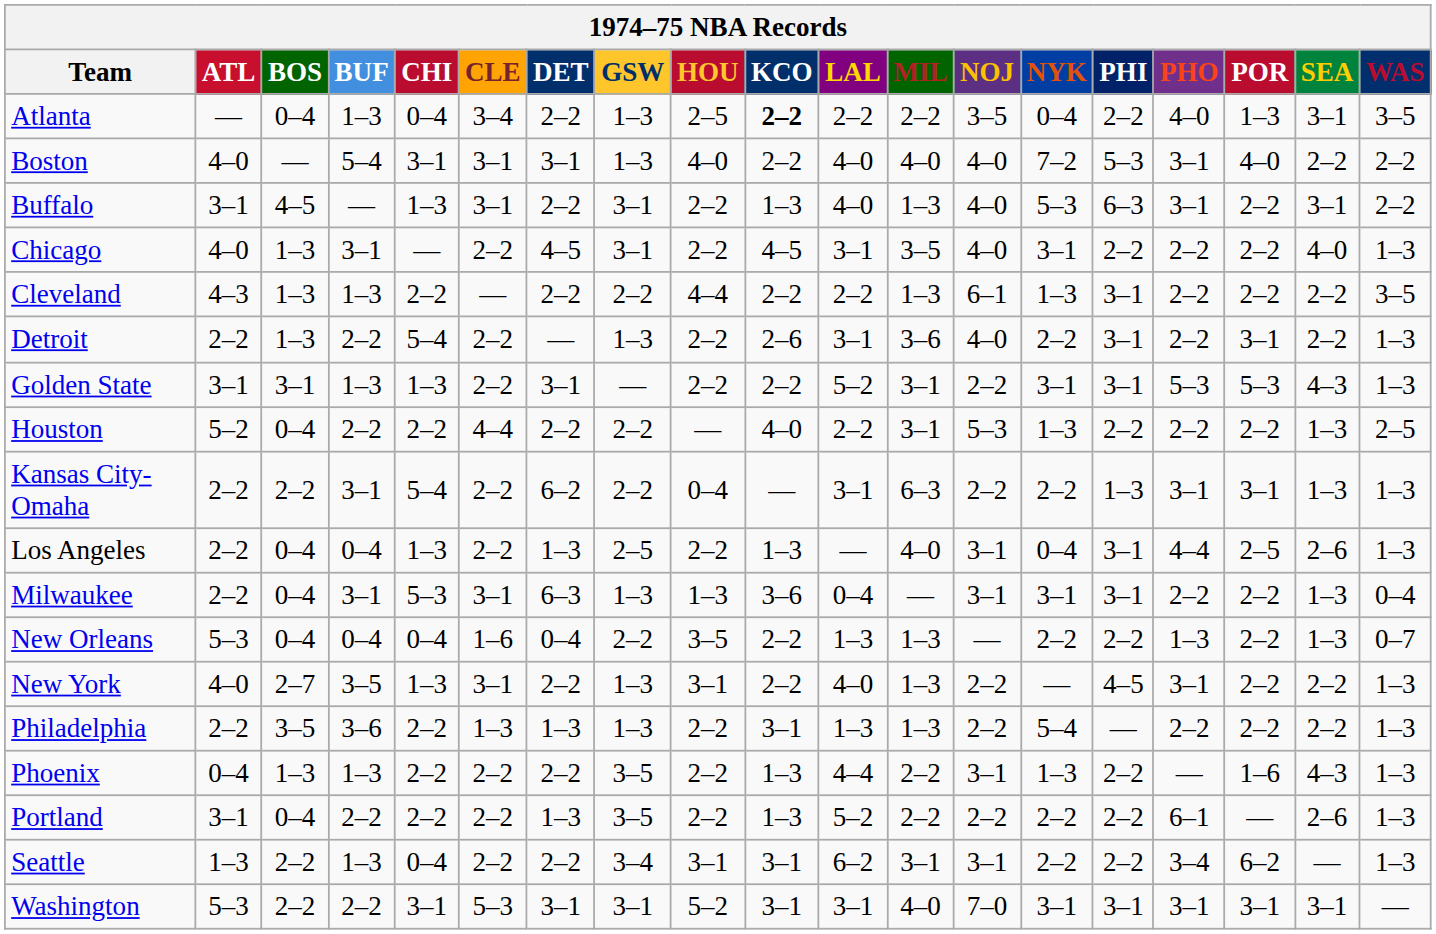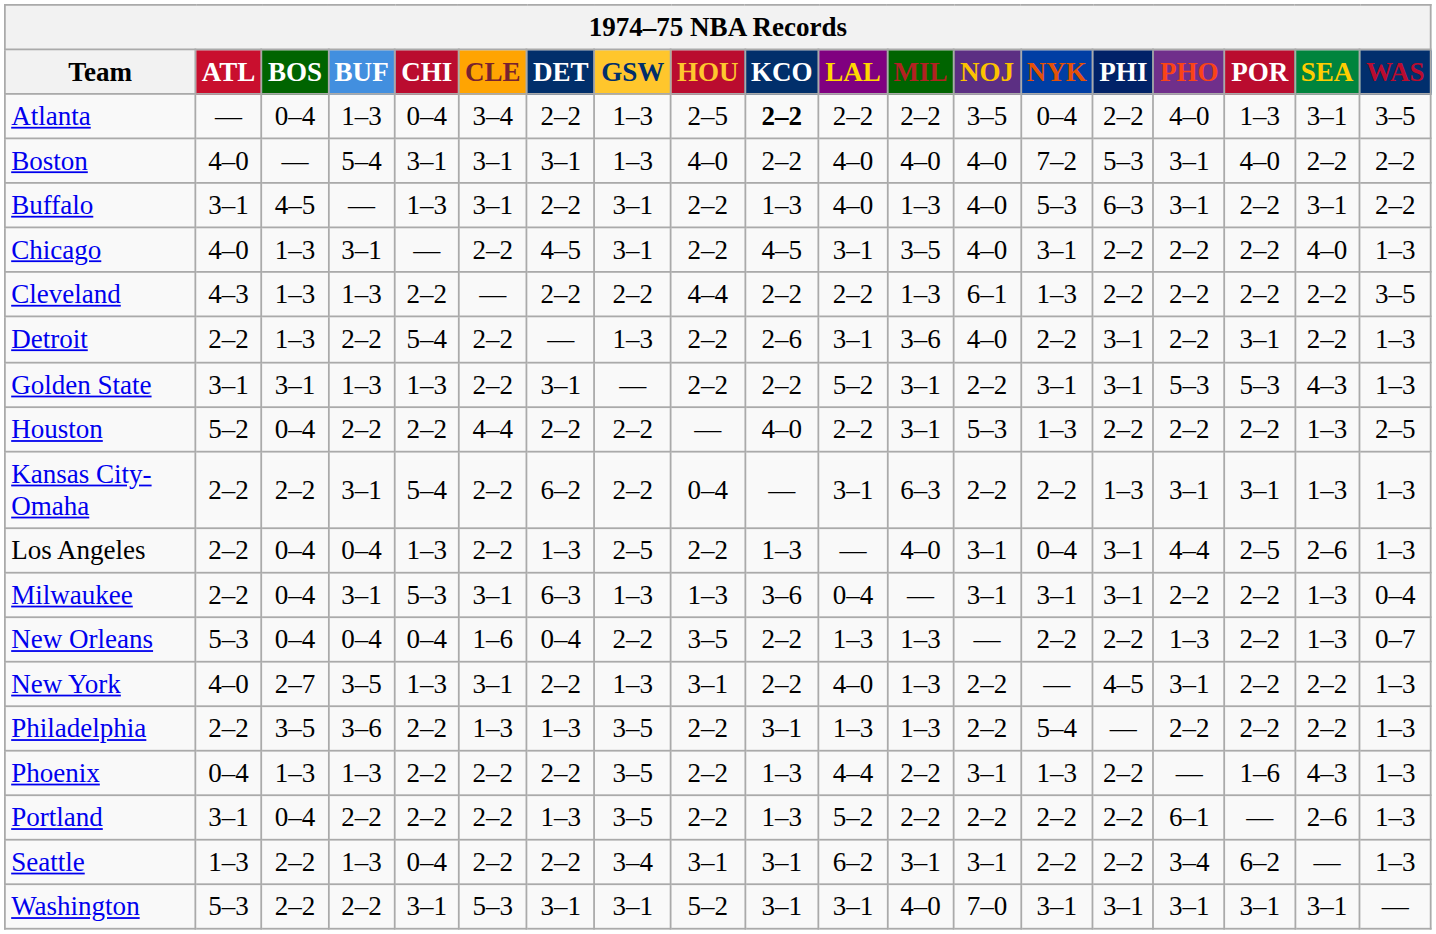(1123, 294) 3–1 -> (1123, 294) 2–2
(633, 728) 1–3 -> (633, 728) 3–5
